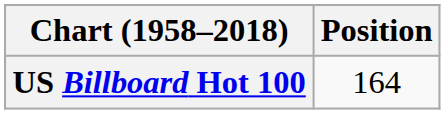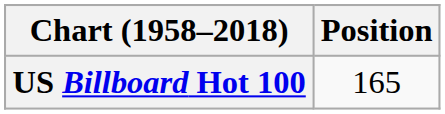(377, 81) 164 -> (377, 81) 165
